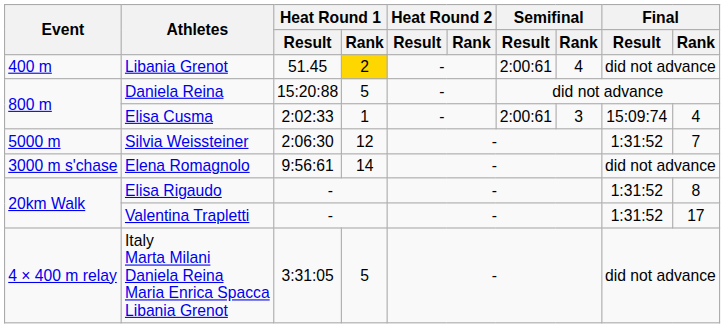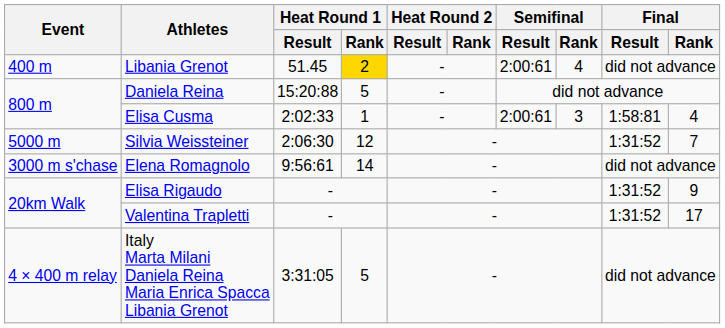(637, 117) 15:09:74 -> (635, 117) 1:58:81
(696, 191) 8 -> (694, 191) 9
